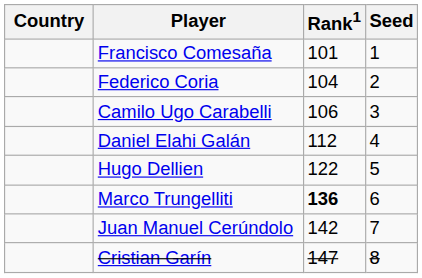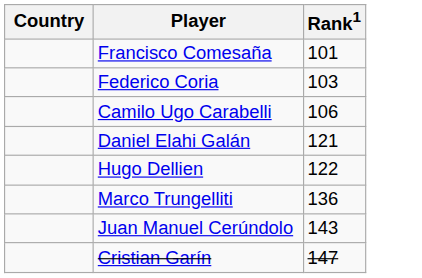- column: (392, 21)
(323, 82) 104 -> (323, 82) 103
(322, 140) 112 -> (323, 140) 121
(323, 199) bold -> (323, 199) normal
(323, 228) 142 -> (323, 228) 143
